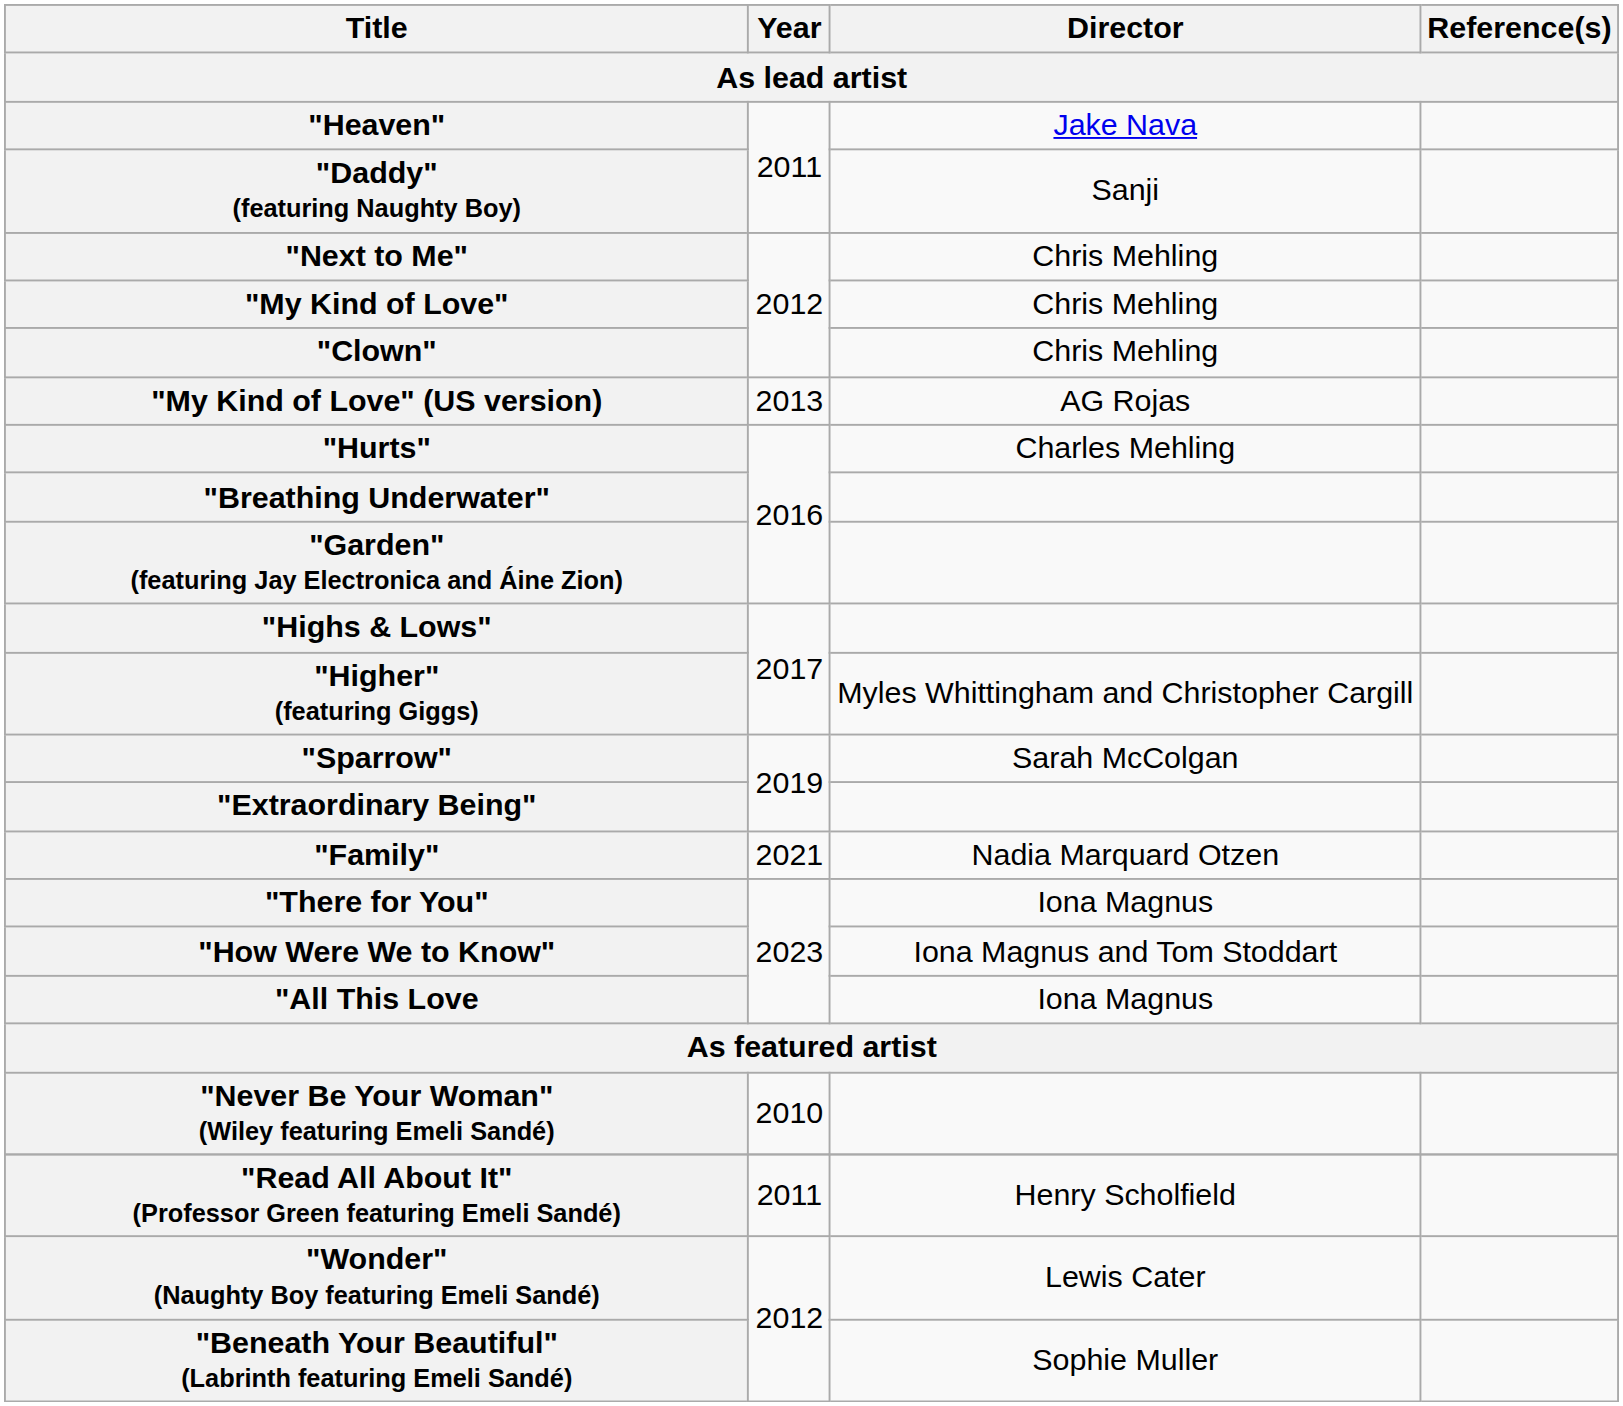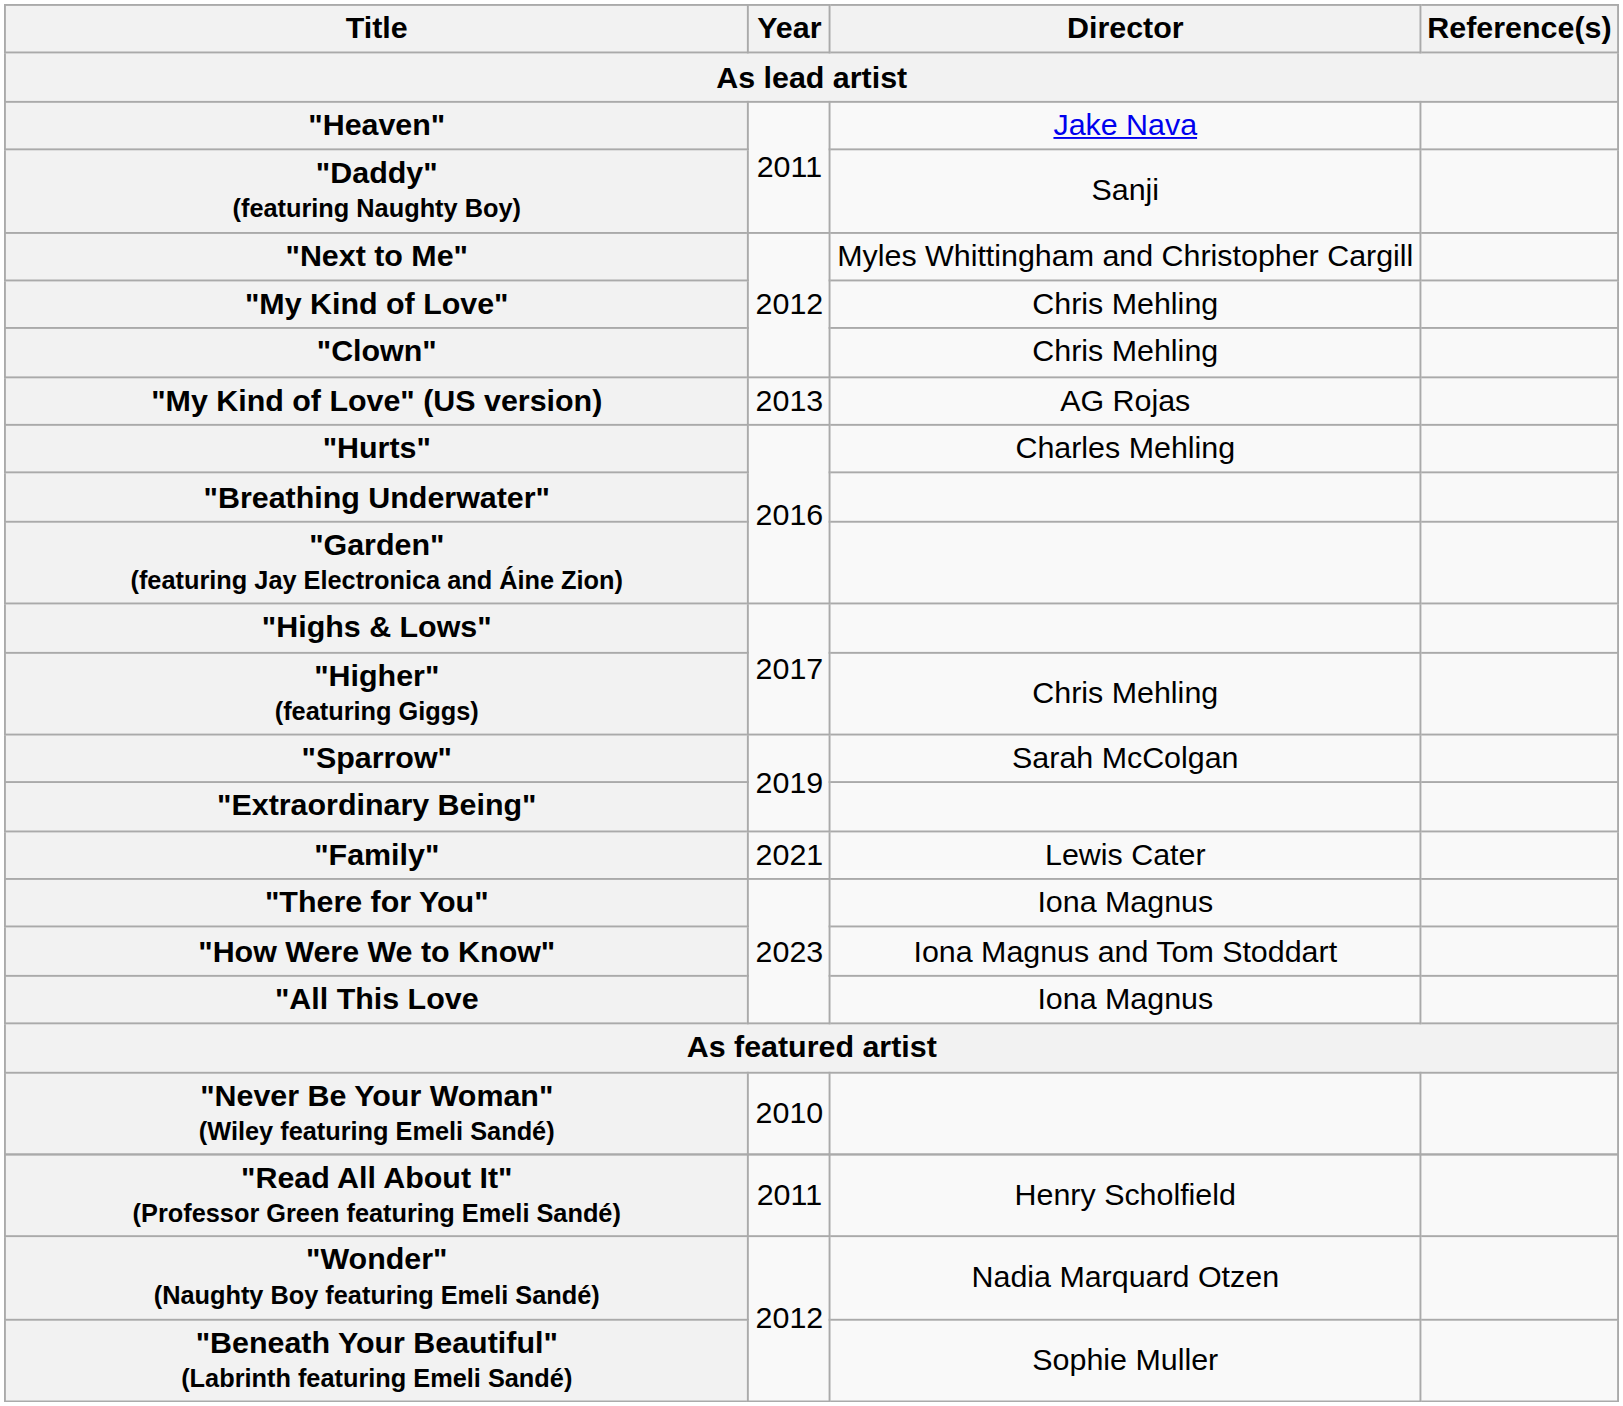(1125, 255) Chris Mehling -> (1125, 255) Myles Whittingham and Christopher Cargill
(1125, 692) Myles Whittingham and Christopher Cargill -> (1125, 692) Chris Mehling
(1125, 854) Nadia Marquard Otzen -> (1125, 854) Lewis Cater
(1125, 1277) Lewis Cater -> (1125, 1277) Nadia Marquard Otzen
